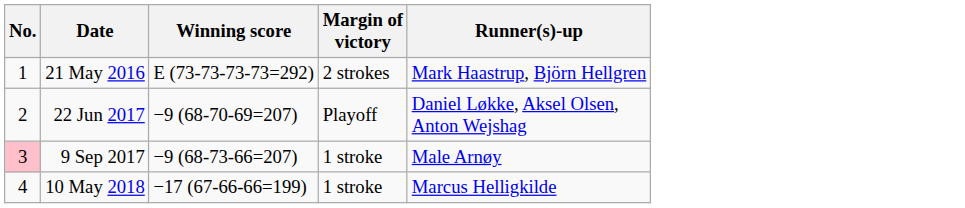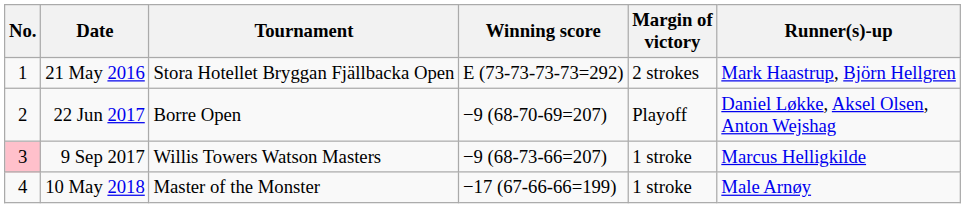+ column: (304, 31)
(457, 156) Male Arnøy -> (794, 156) Marcus Helligkilde
(484, 187) Marcus Helligkilde -> (766, 187) Male Arnøy
